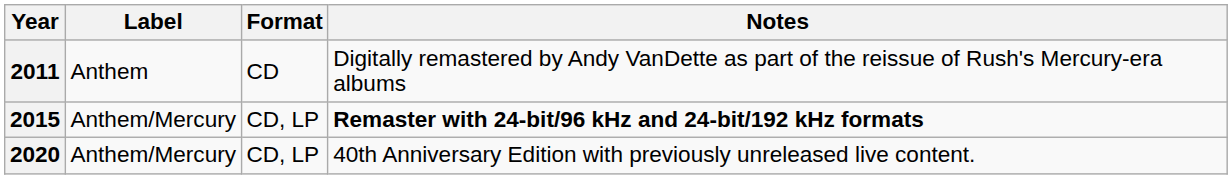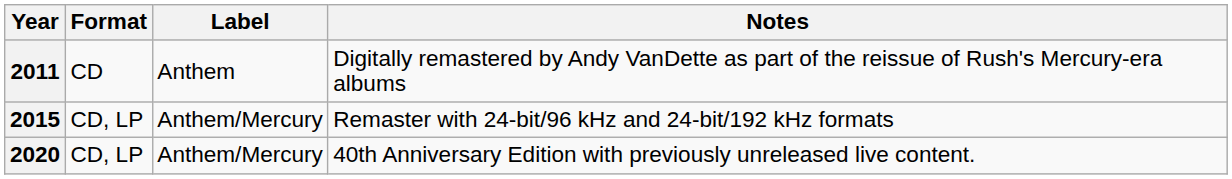columns swapped: (153, 22) <-> (285, 22)
(629, 119) bold -> (613, 119) normal
